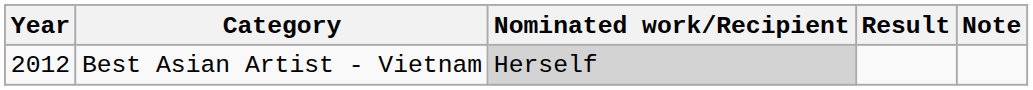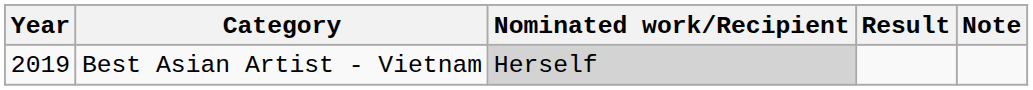(40, 65) 2012 -> (40, 65) 2019
